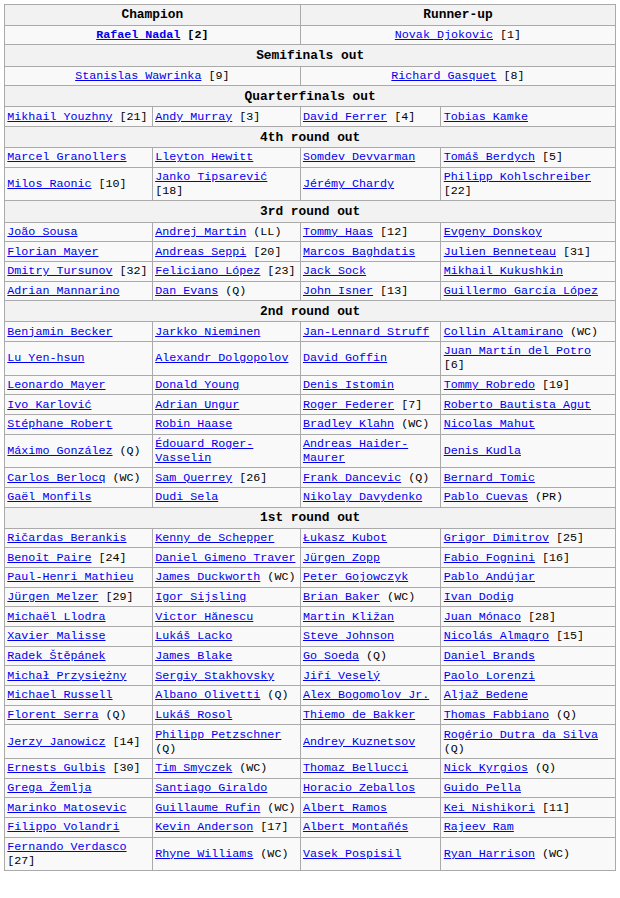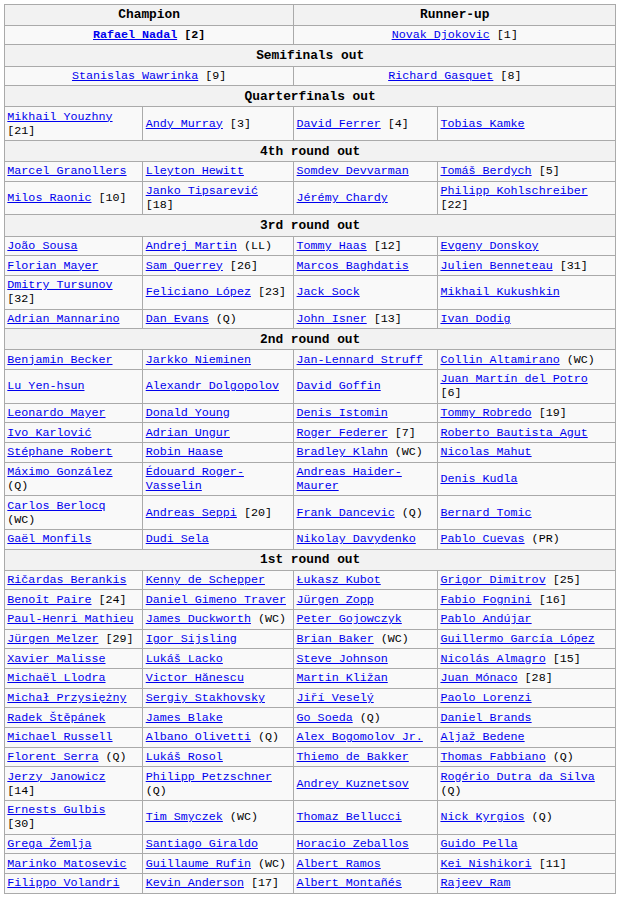(218, 252) Andreas Seppi [20] -> (202, 266) Sam Querrey [26]
(521, 291) Guillermo García López -> (476, 319) Ivan Dodig
(211, 478) Sam Querrey [26] -> (209, 513) Andreas Seppi [20]
(479, 597) Ivan Dodig -> (518, 639) Guillermo García López
rows swapped: (56, 617) <-> (56, 636)
rows swapped: (56, 656) <-> (67, 676)
- row: (67, 854)
